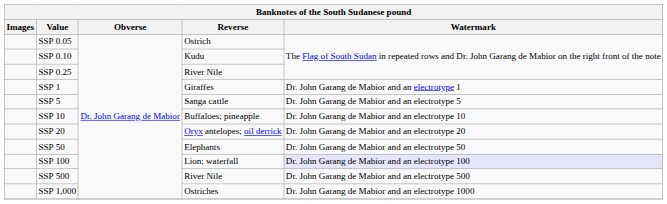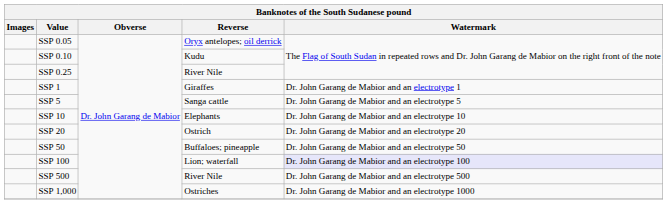(198, 42) Ostrich -> (233, 42) Oryx antelopes; oil derrick
(222, 117) Buffaloes; pineapple -> (202, 117) Elephants
(233, 132) Oryx antelopes; oil derrick -> (198, 132) Ostrich
(202, 147) Elephants -> (222, 147) Buffaloes; pineapple
